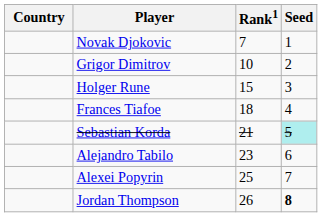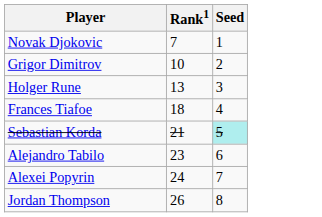- column: (39, 17)
(246, 87) 15 -> (177, 87) 13
(246, 177) 25 -> (177, 177) 24
(288, 200) bold -> (219, 200) normal
